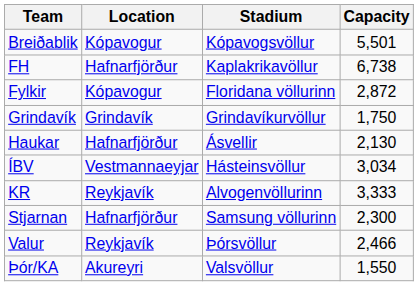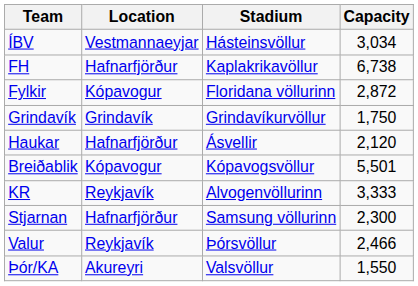rows swapped: (43, 42) <-> (21, 167)
(377, 142) 2,130 -> (377, 142) 2,120
